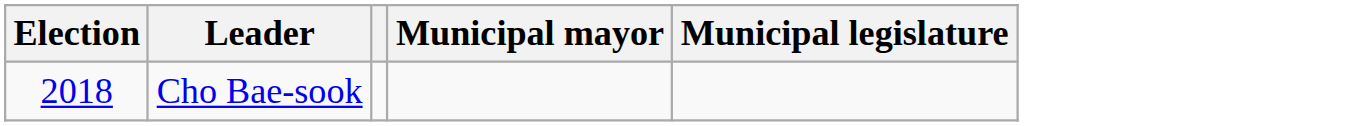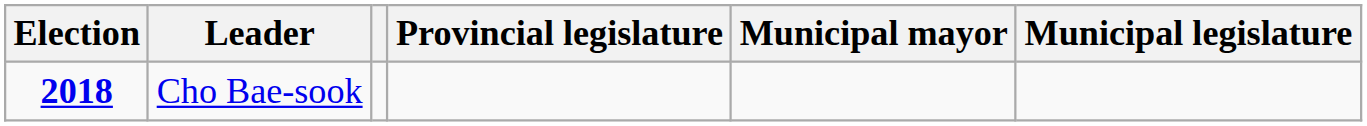+ column: (559, 33)
(77, 90) normal -> (77, 90) bold
